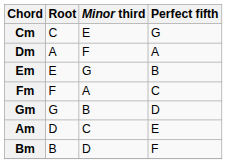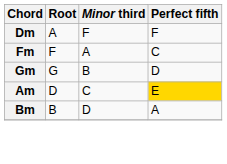- row: (25, 33)
(155, 52) A -> (155, 33) F
- row: (25, 71)
(155, 129) no background -> (155, 91) gold background
(155, 149) F -> (155, 110) A
